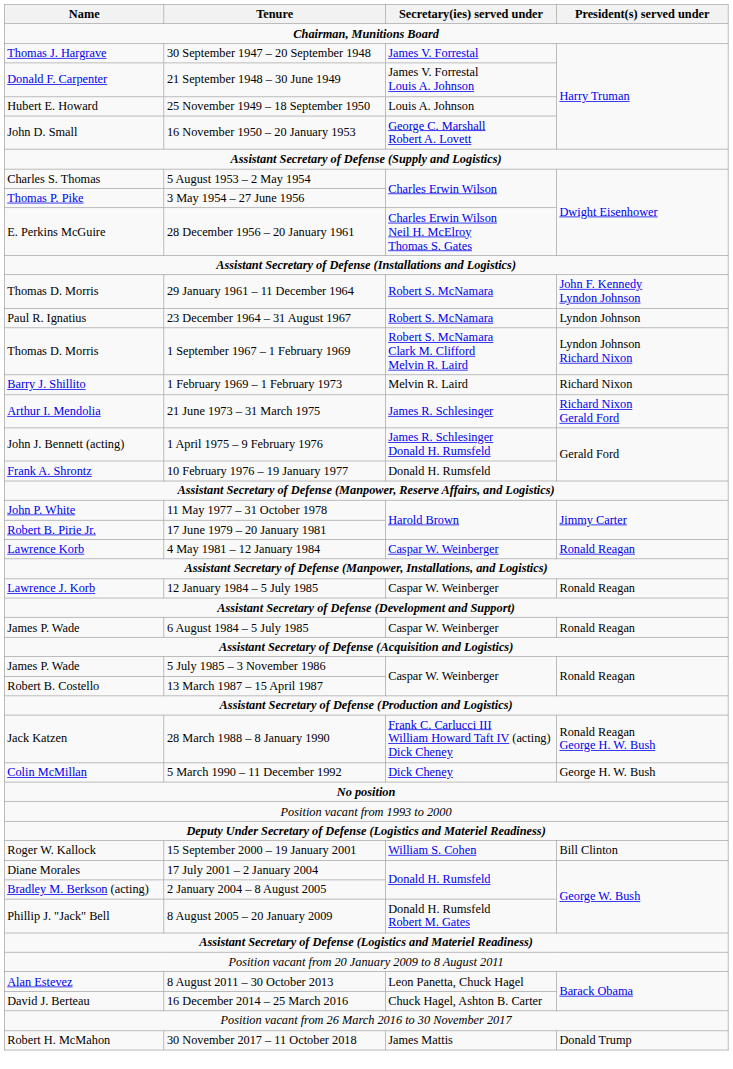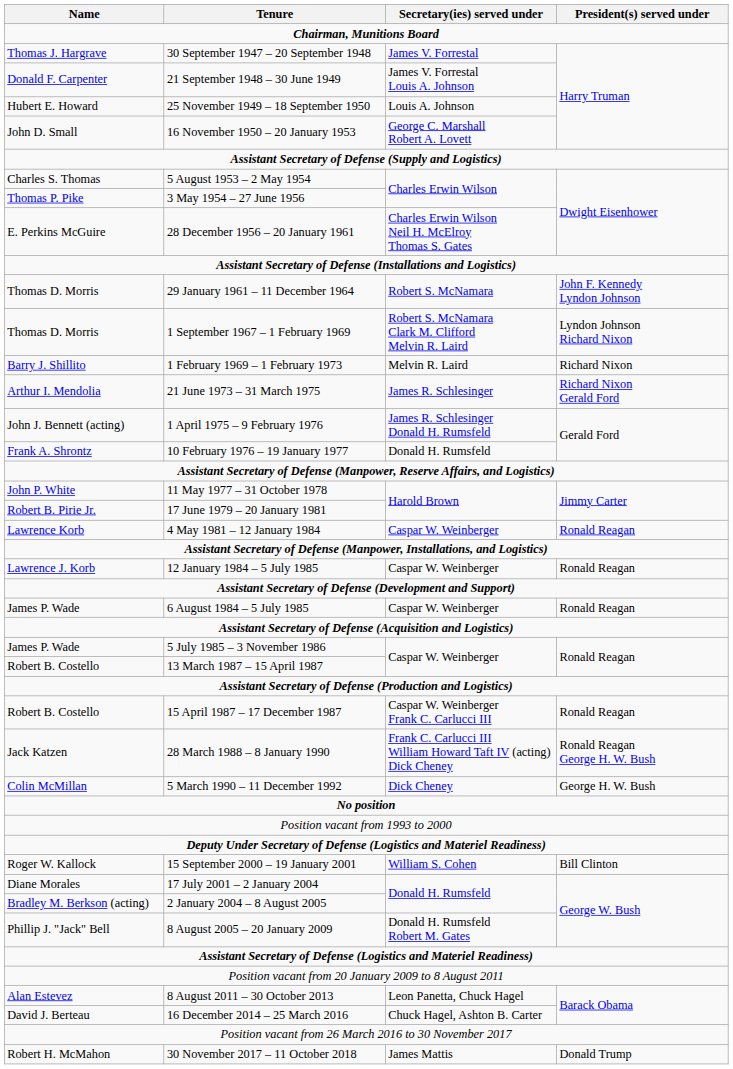- row: (259, 318)
+ row: (254, 712)
